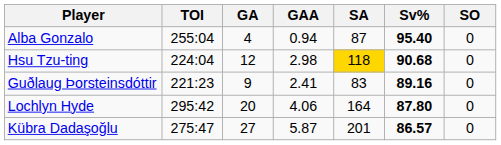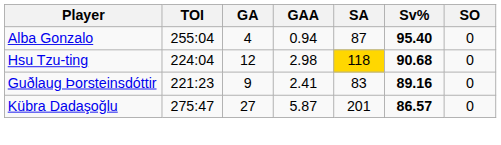- row: (51, 106)
